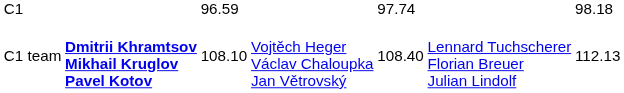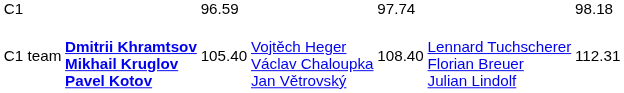(224, 55) 108.10 -> (224, 55) 105.40
(598, 55) 112.13 -> (598, 55) 112.31
